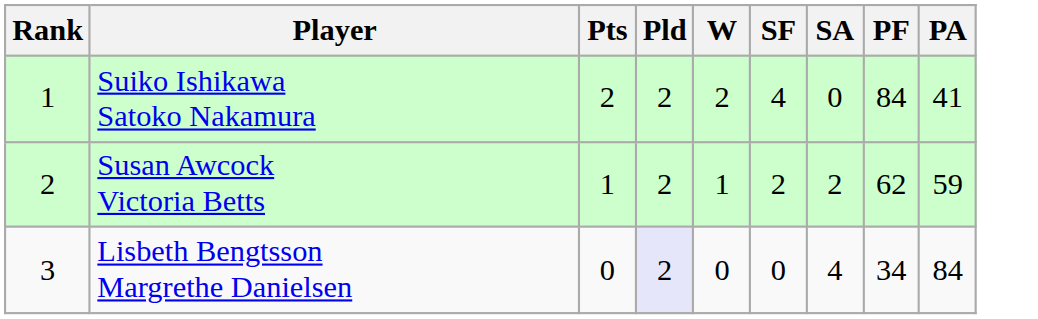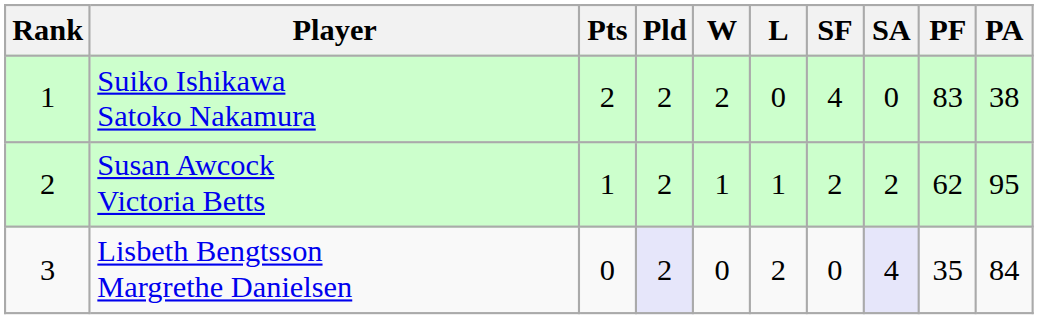+ column: (778, 29)
(891, 97) 84 -> (948, 97) 83
(948, 97) 41 -> (1004, 97) 38
(948, 183) 59 -> (1004, 183) 95
(835, 269) no background -> (891, 269) lavender background
(891, 269) 34 -> (948, 269) 35
